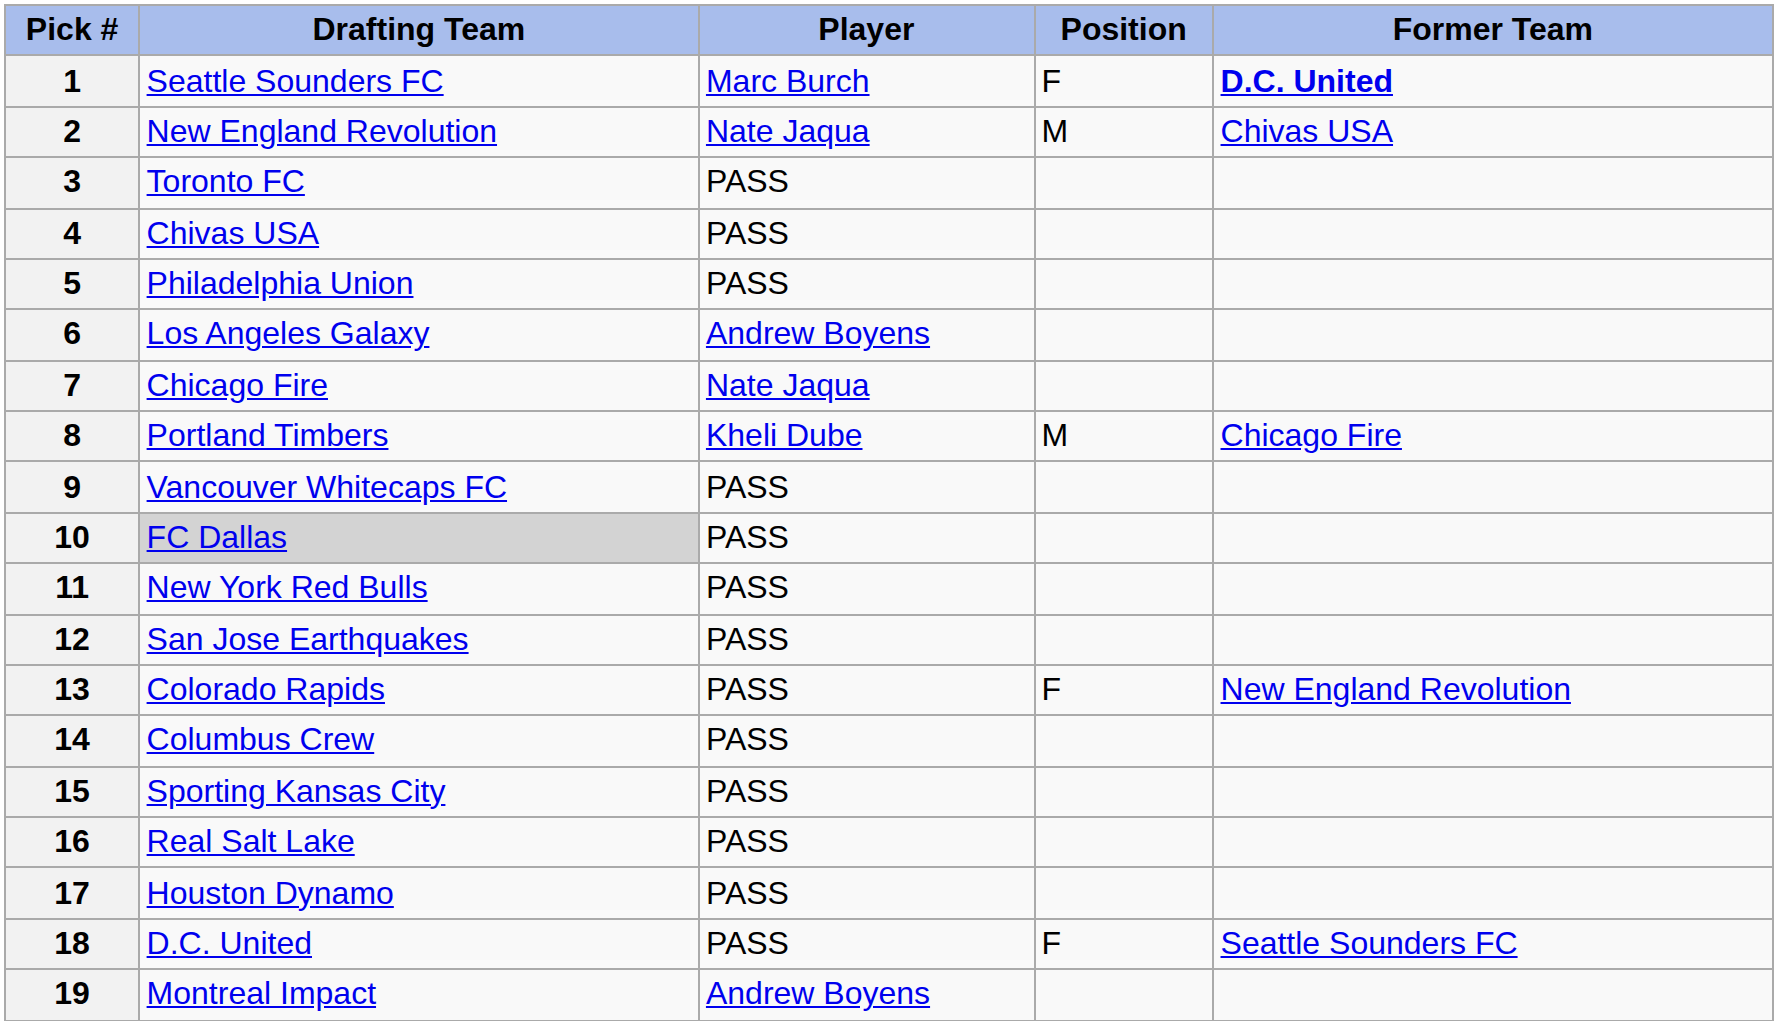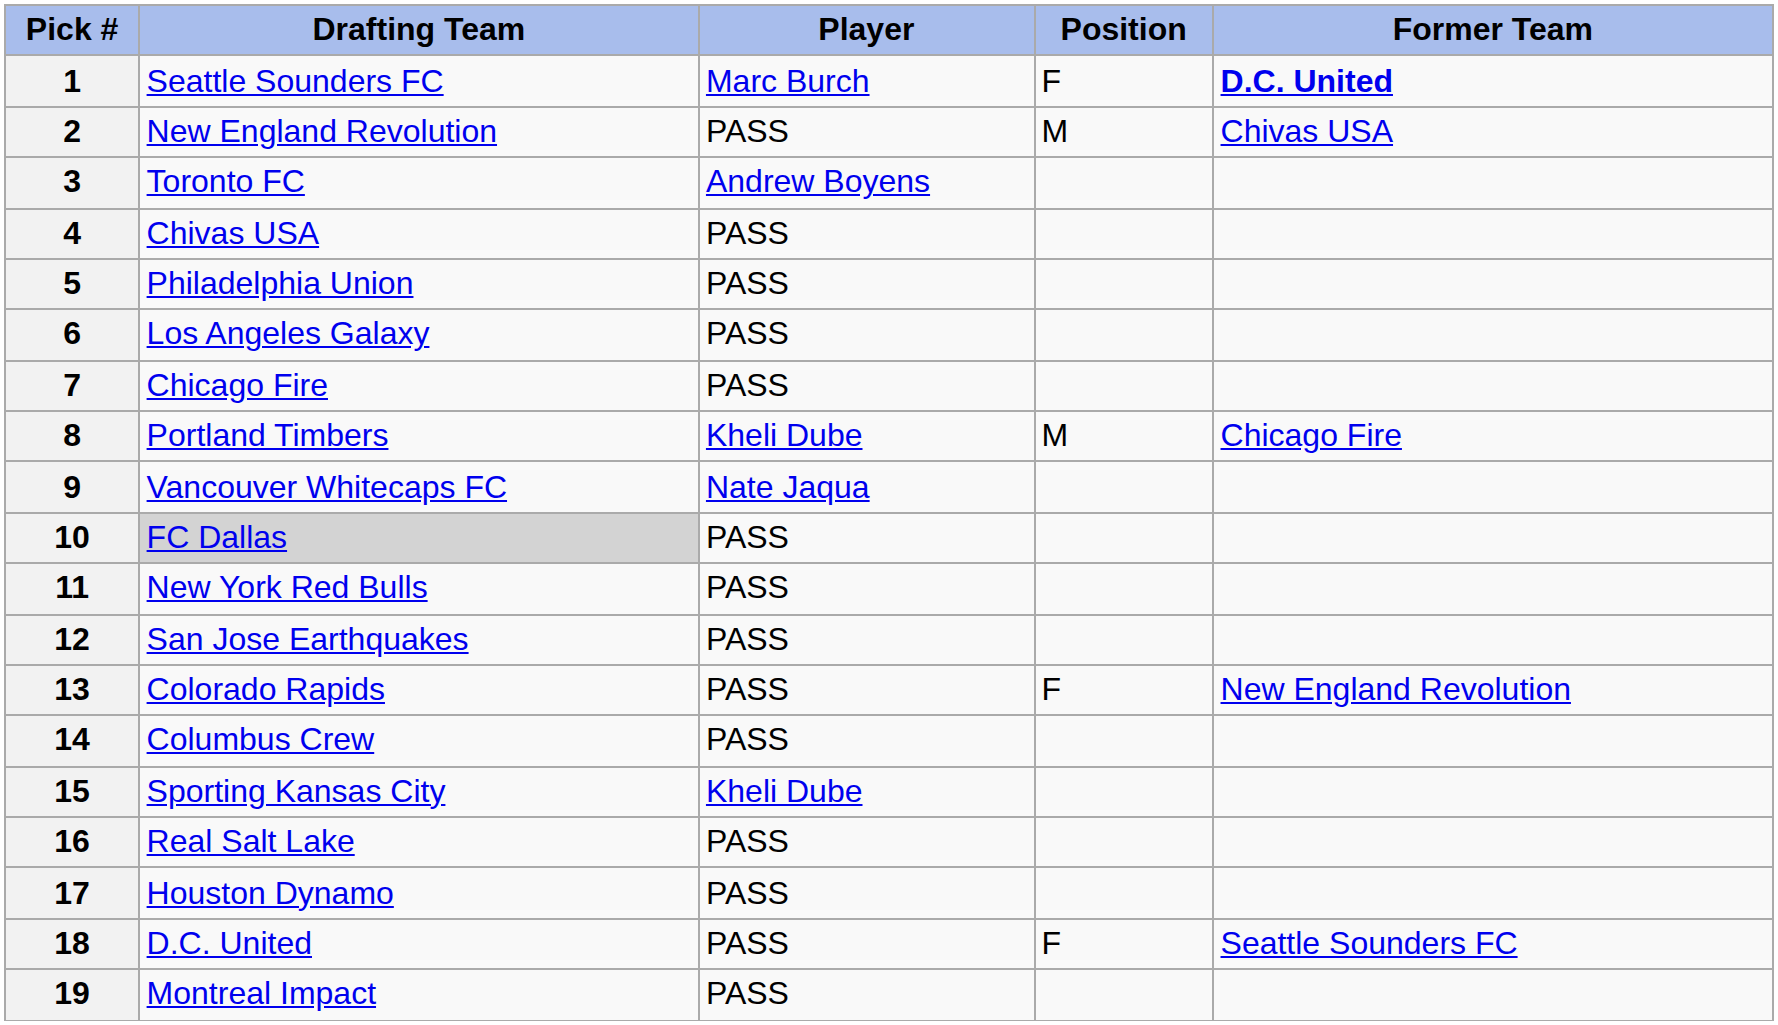(788, 131) Nate Jaqua -> (747, 131) PASS
(747, 182) PASS -> (818, 182) Andrew Boyens
(818, 334) Andrew Boyens -> (747, 334) PASS
(788, 385) Nate Jaqua -> (747, 385) PASS
(747, 486) PASS -> (788, 486) Nate Jaqua
(747, 791) PASS -> (784, 791) Kheli Dube
(818, 994) Andrew Boyens -> (747, 994) PASS
